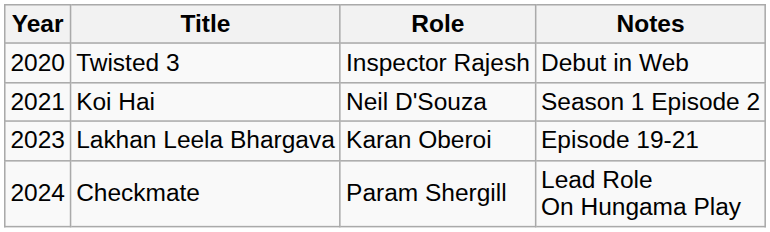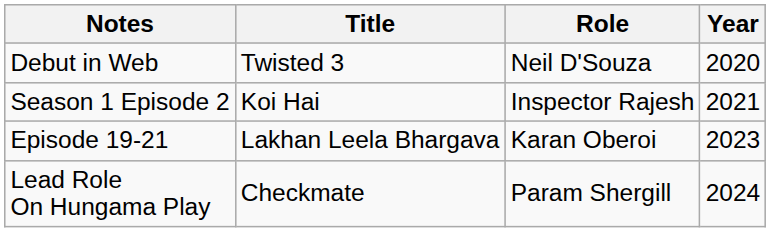columns swapped: (38, 23) <-> (651, 23)
(438, 62) Inspector Rajesh -> (581, 62) Neil D'Souza
(416, 101) Neil D'Souza -> (603, 101) Inspector Rajesh
